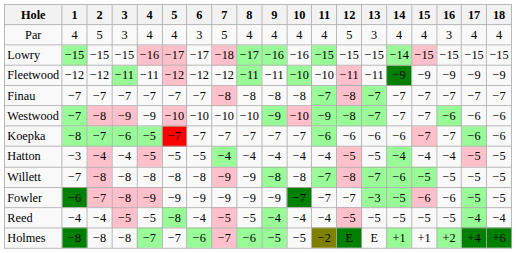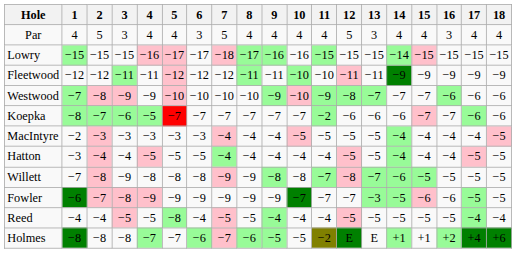- row: (21, 96)
(324, 136) −6 -> (324, 116) −2
+ row: (33, 136)
(124, 177) −8 -> (124, 177) −9
